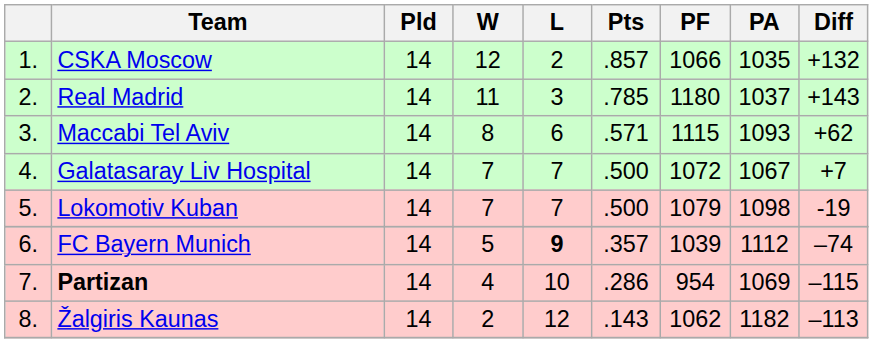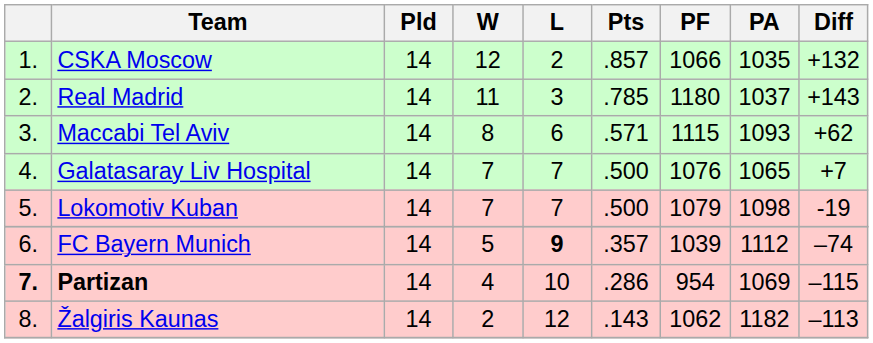(695, 171) 1072 -> (695, 171) 1076
(764, 171) 1067 -> (764, 171) 1065
(28, 282) normal -> (28, 282) bold
